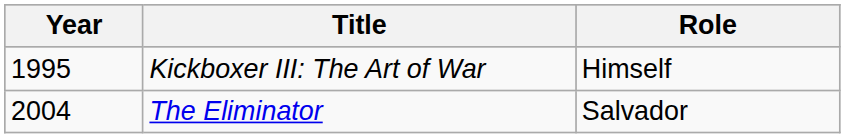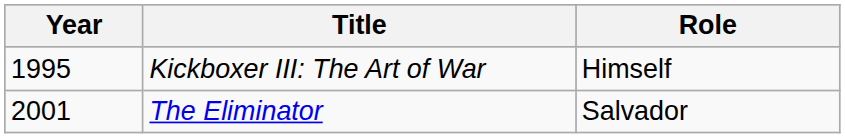(41, 111) 2004 -> (41, 111) 2001
